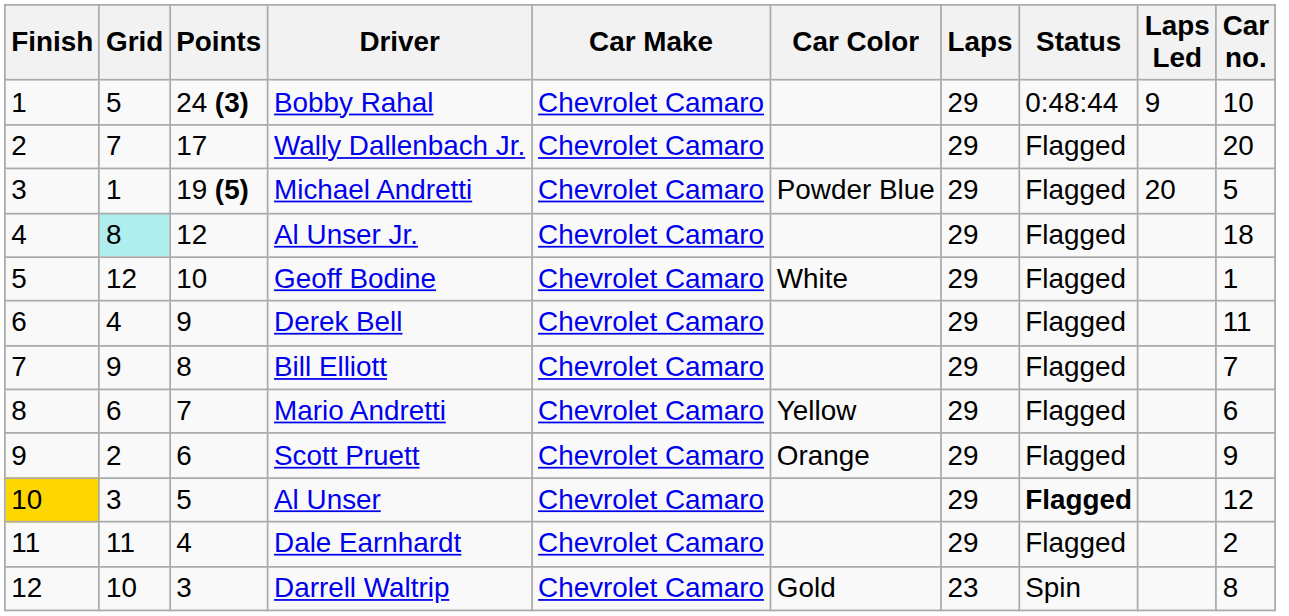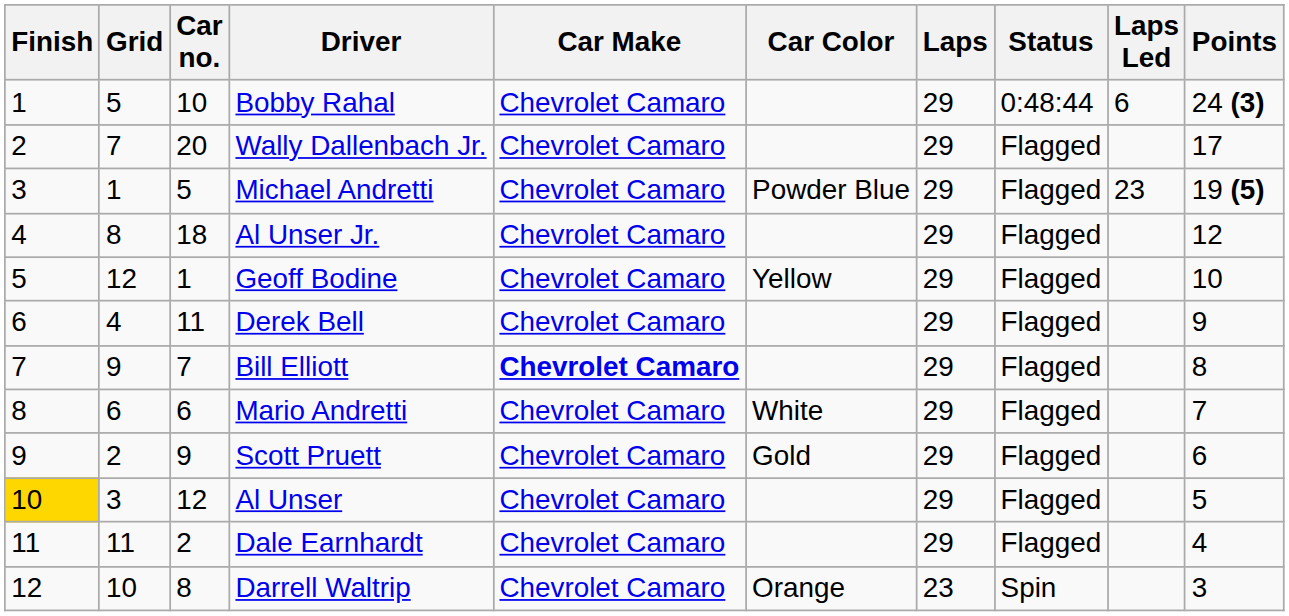columns swapped: (1246, 42) <-> (219, 42)
(1153, 102) 9 -> (1122, 102) 6
(1160, 190) 20 -> (1130, 190) 23
(114, 234) paleturquoise background -> (114, 234) no background
(856, 279) White -> (831, 279) Yellow
(651, 366) normal -> (619, 366) bold
(856, 411) Yellow -> (831, 411) White
(856, 456) Orange -> (831, 456) Gold
(1079, 499) bold -> (1051, 499) normal
(856, 588) Gold -> (831, 588) Orange
